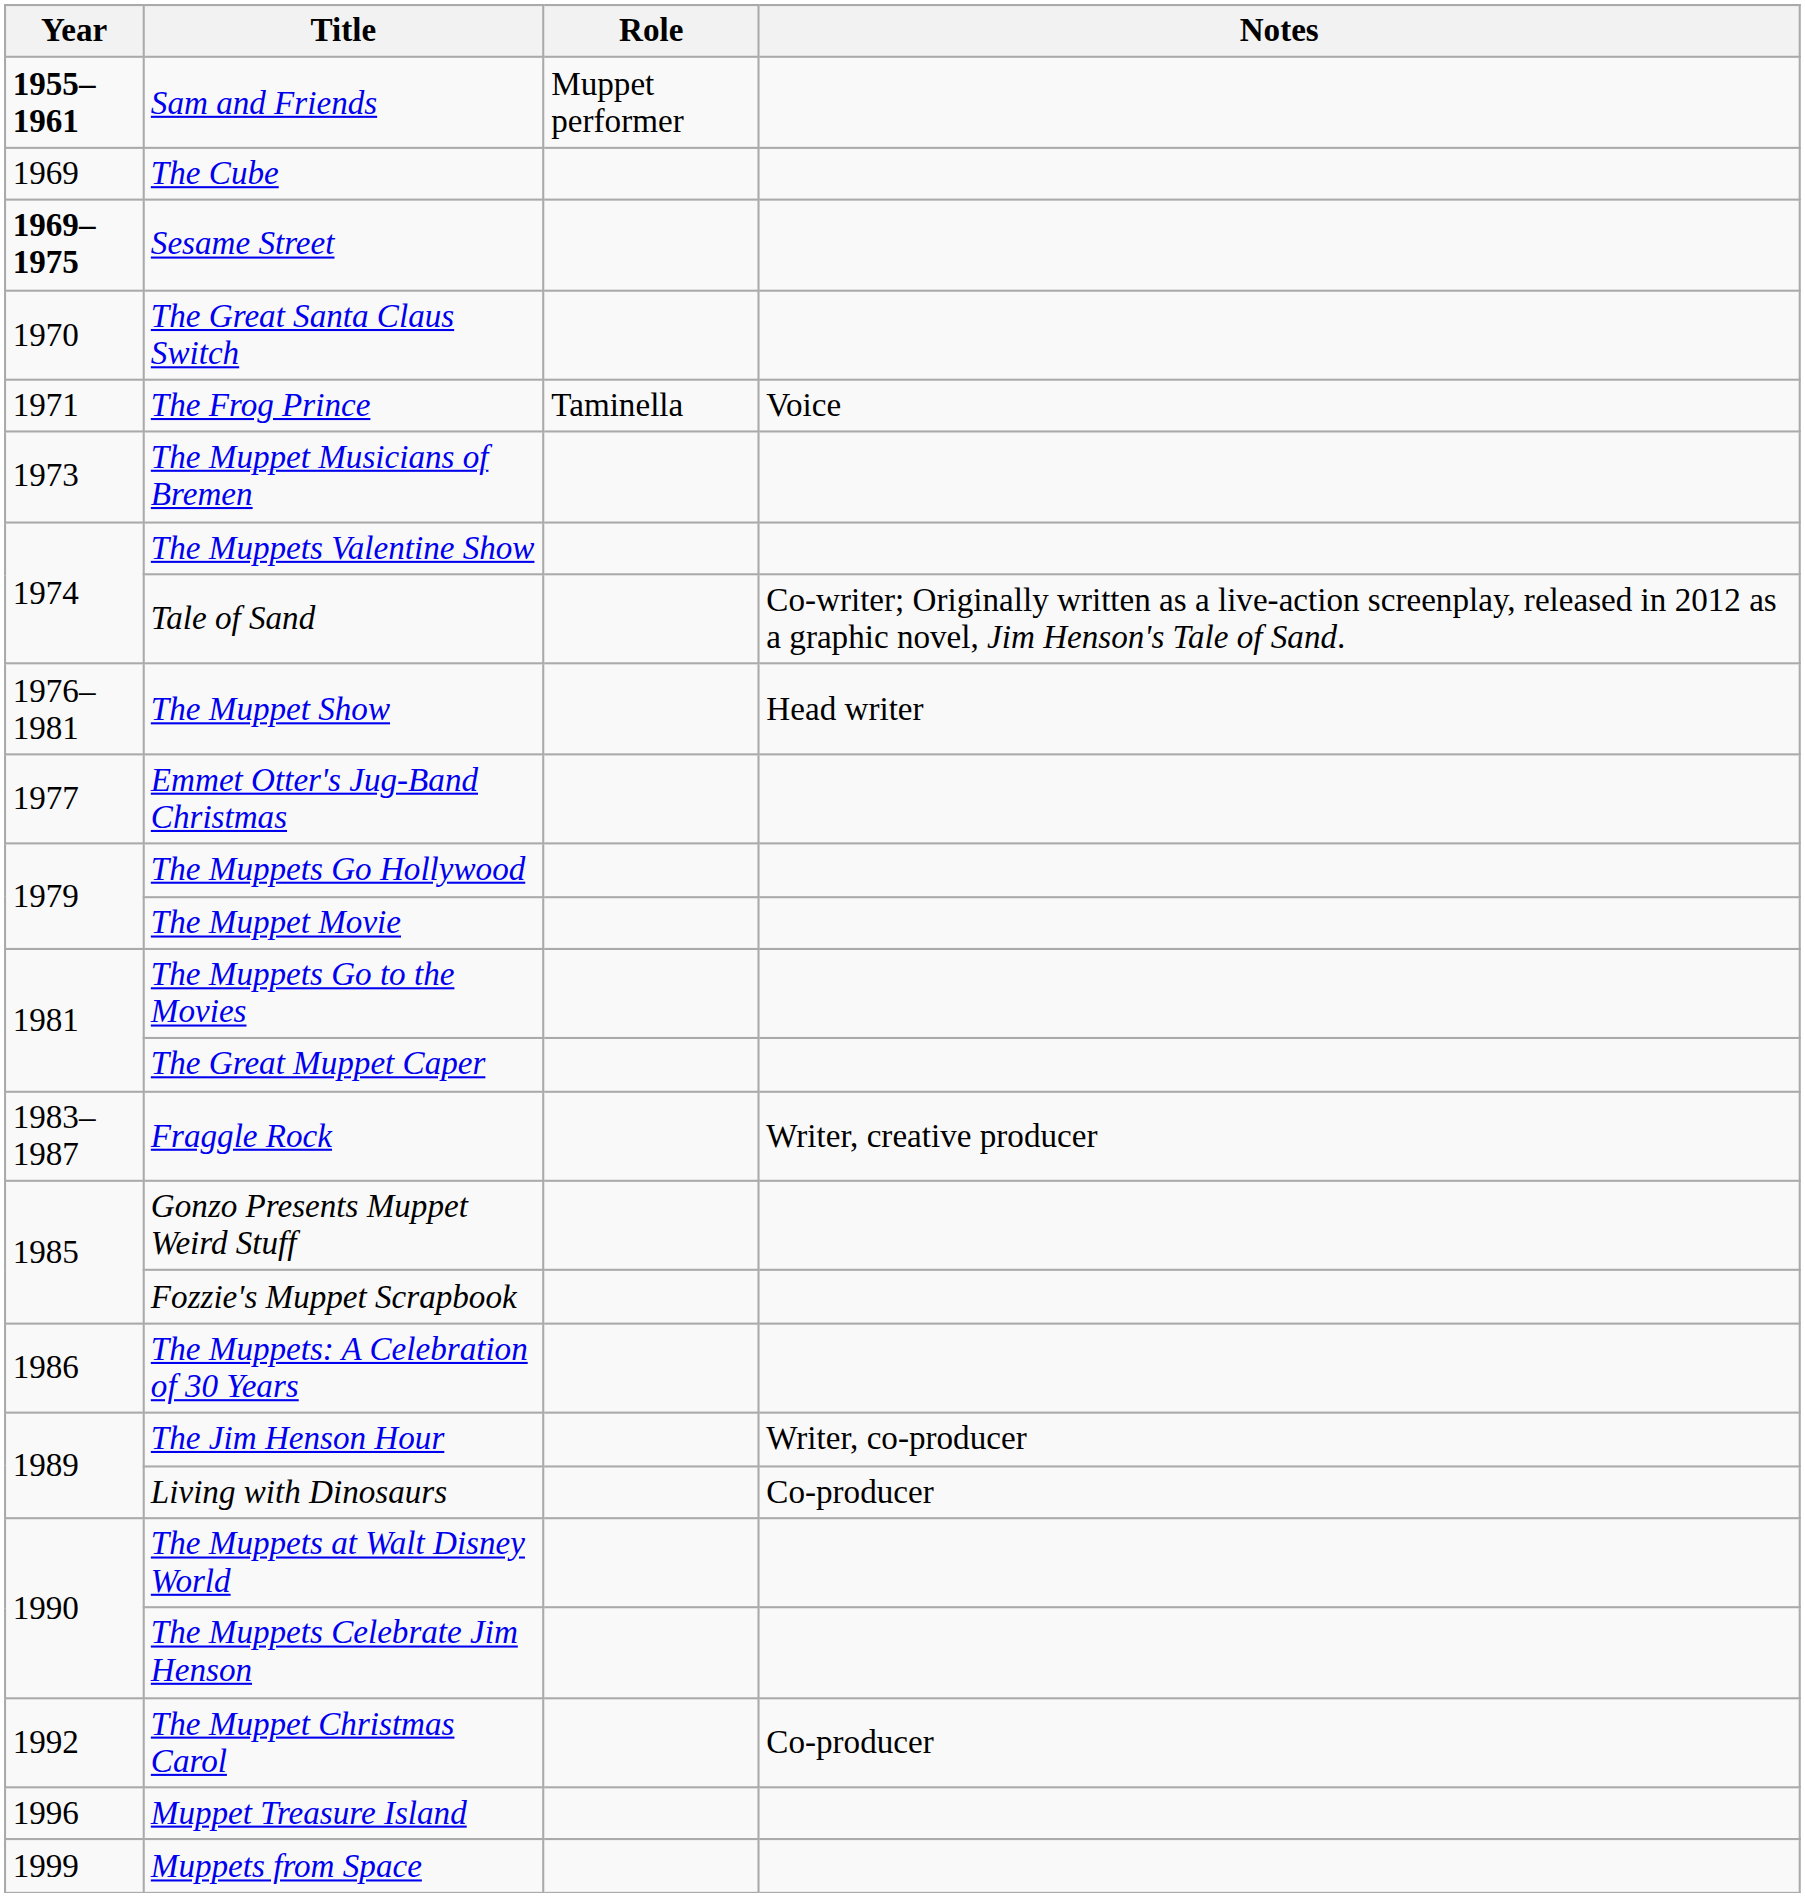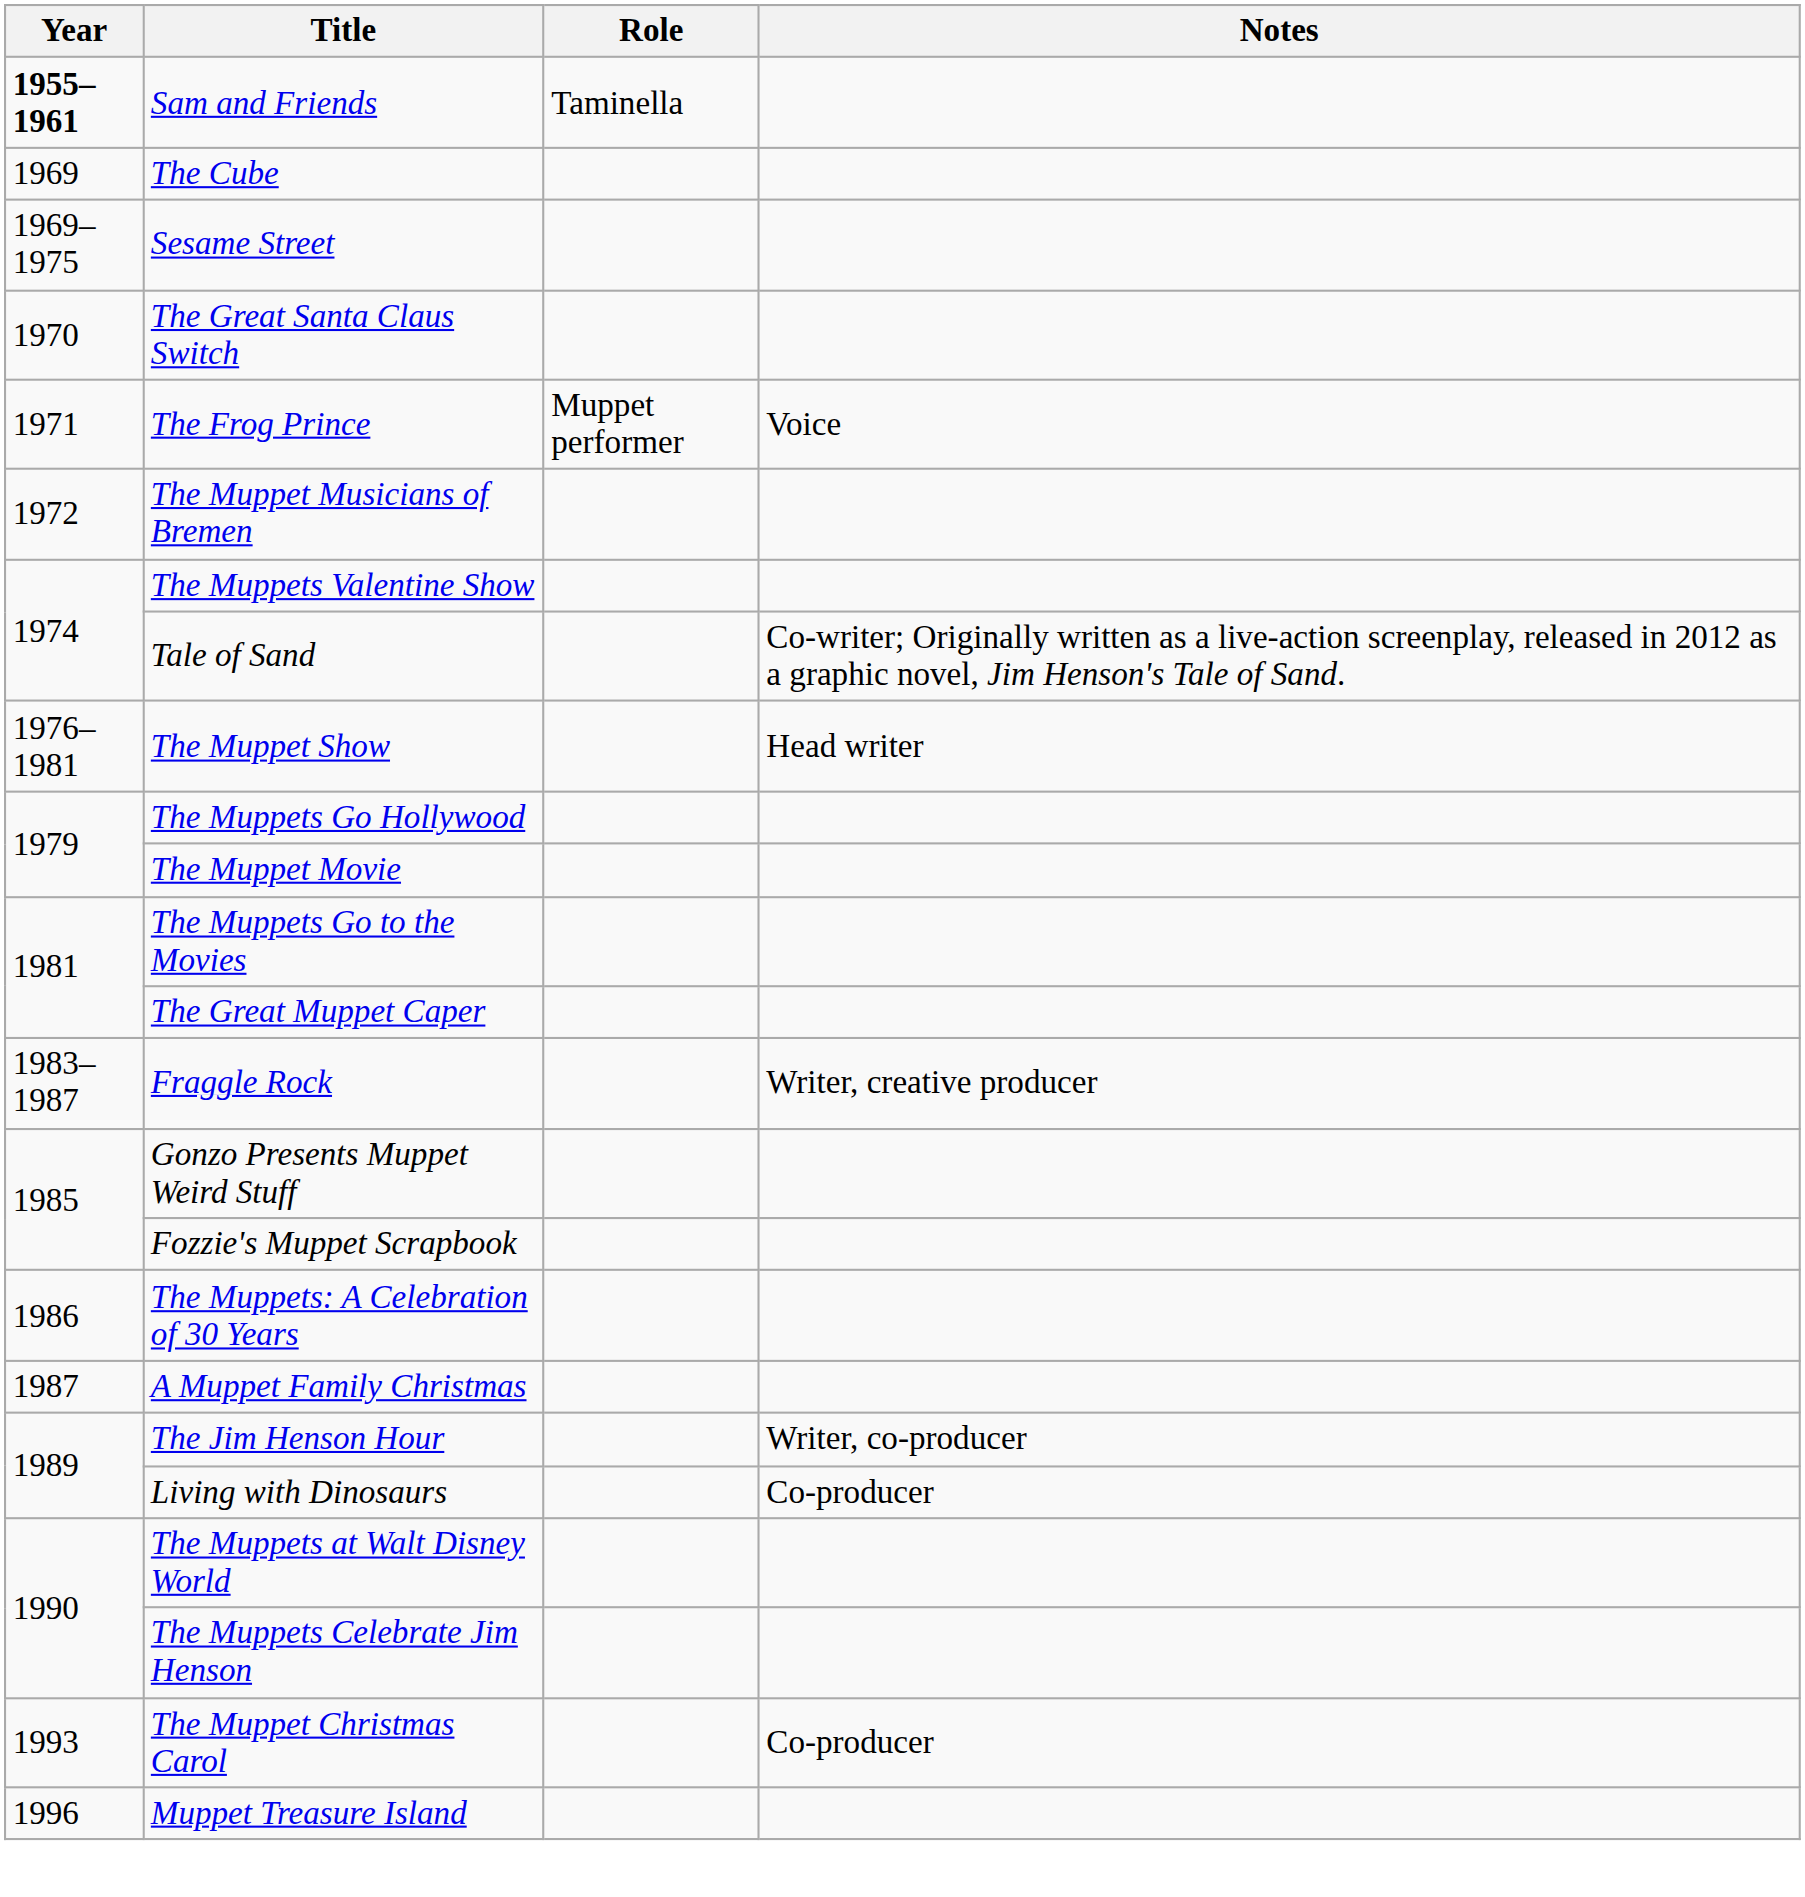(617, 101) Muppet performer -> (617, 101) Taminella
(54, 244) bold -> (54, 244) normal
(617, 405) Taminella -> (617, 423) Muppet performer
(46, 476) 1973 -> (46, 513) 1972
- row: (314, 798)
+ row: (339, 1386)
(46, 1741) 1992 -> (46, 1741) 1993
- row: (286, 1865)
